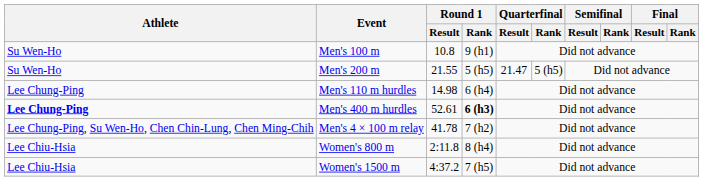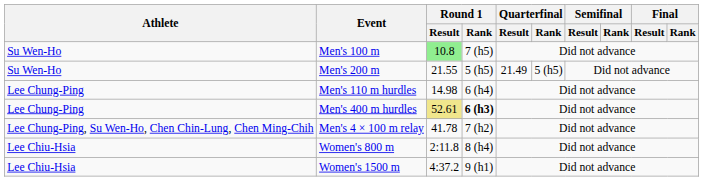(444, 51) no background -> (444, 51) lightgreen background
(479, 51) 9 (h1) -> (479, 51) 7 (h5)
(514, 71) 21.47 -> (514, 71) 21.49
(48, 109) bold -> (46, 109) normal
(444, 109) no background -> (444, 109) khaki background
(479, 167) 7 (h5) -> (479, 167) 9 (h1)
